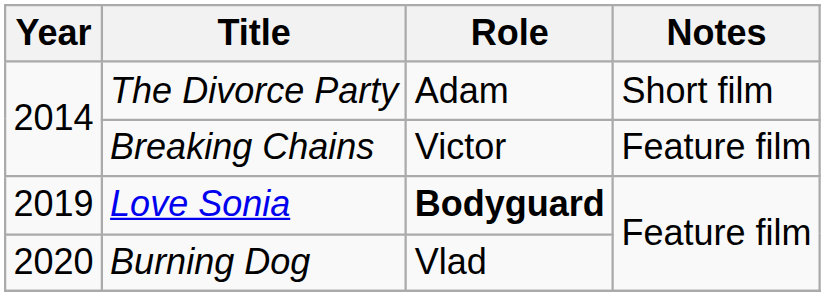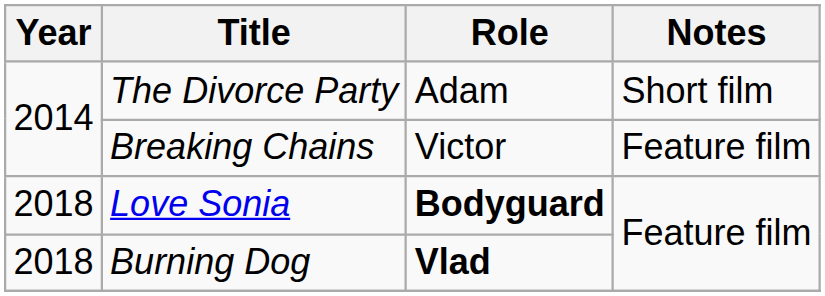(53, 204) 2019 -> (53, 204) 2018
(53, 261) 2020 -> (53, 261) 2018
(451, 261) normal -> (453, 261) bold
